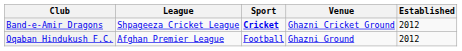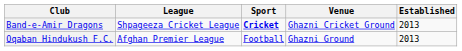(409, 25) 2012 -> (409, 25) 2013
(409, 39) 2012 -> (409, 39) 2013
